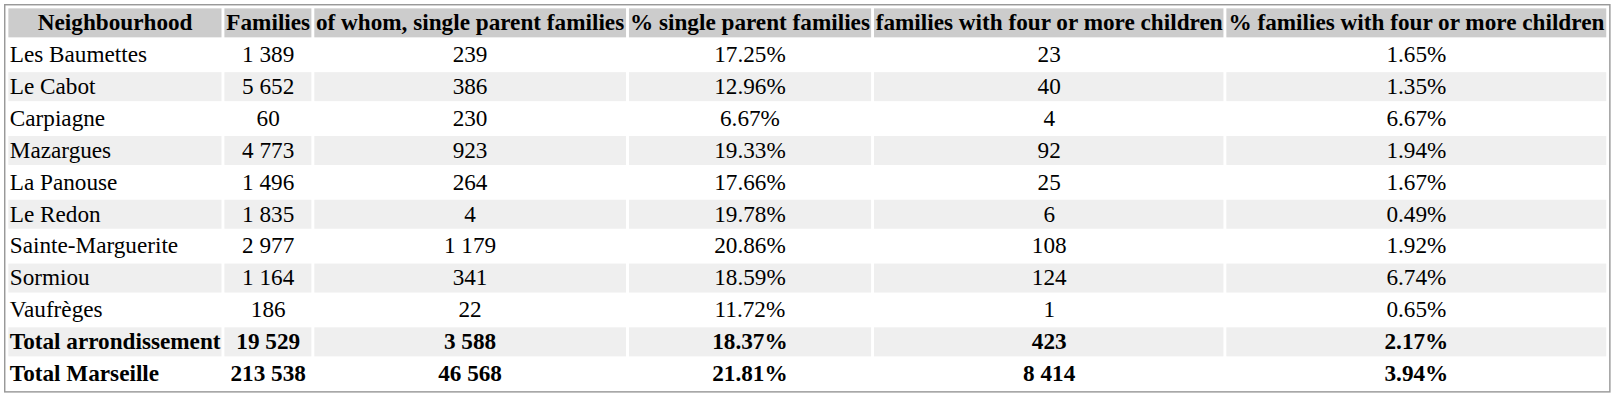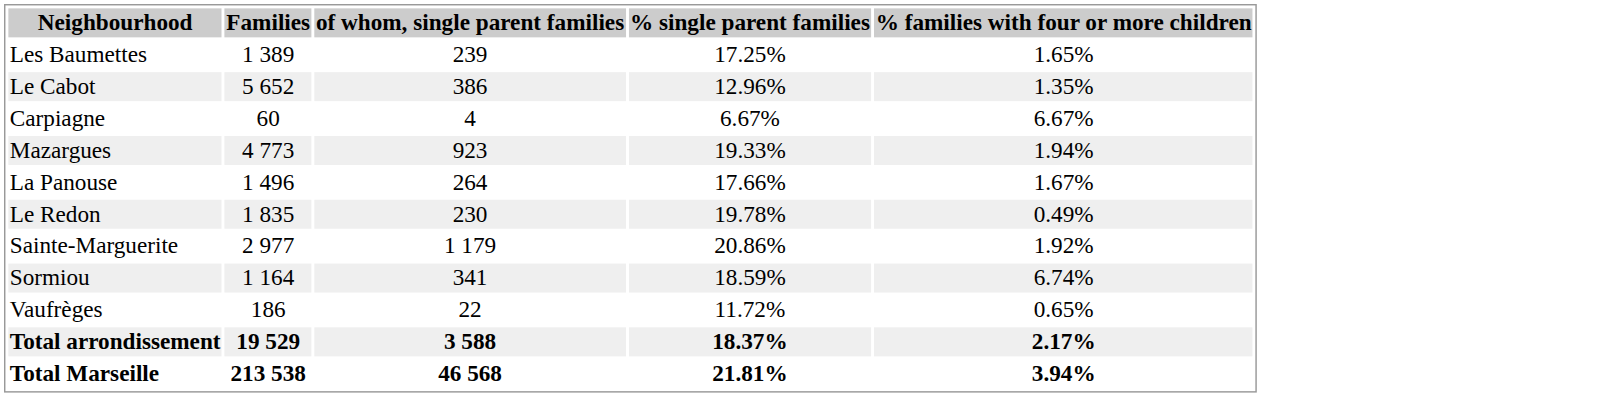- column: (1049, 22)
(470, 118) 230 -> (470, 118) 4
(470, 214) 4 -> (470, 214) 230
